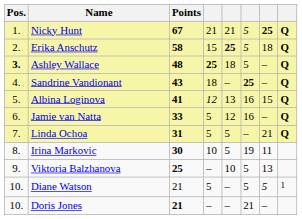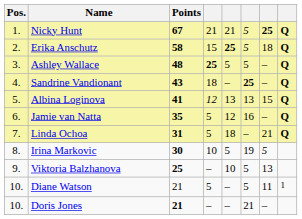(16, 64) bold -> (16, 64) normal
(230, 64) 18 -> (227, 64) 5
(249, 99) 16 -> (249, 99) 13
(177, 116) 33 -> (177, 116) 35
(227, 133) 5 -> (230, 133) 18
(267, 151) 11 -> (265, 151) 5
(265, 187) 5 -> (267, 187) 11
